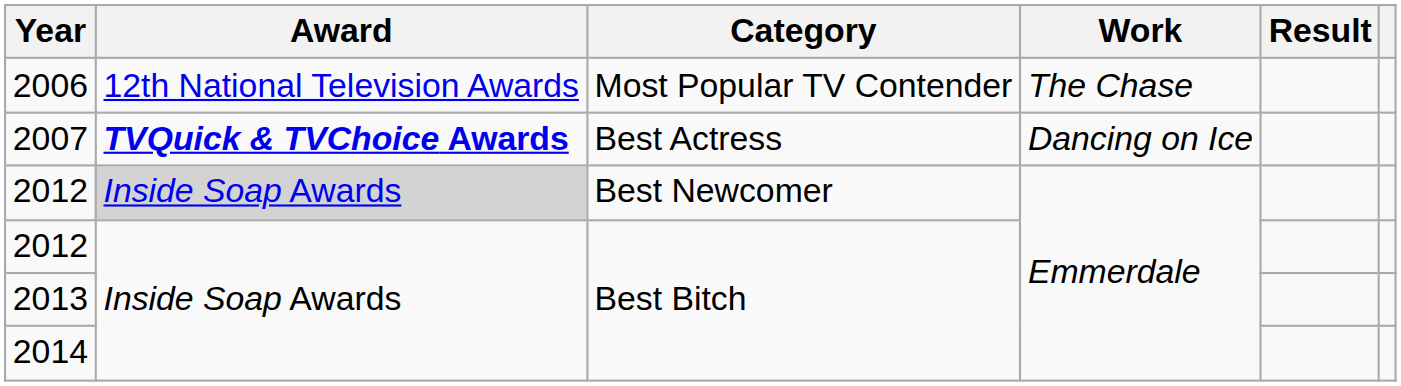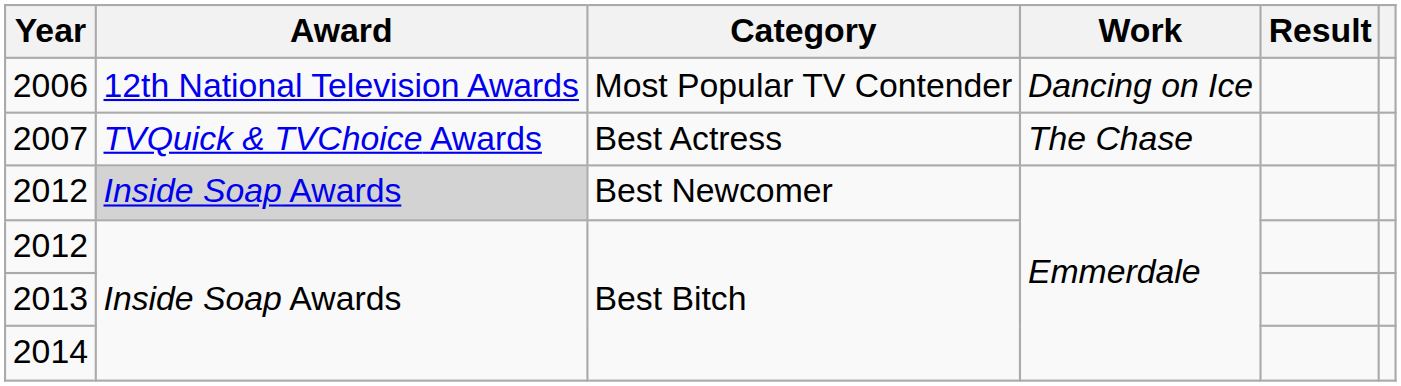(1110, 84) The Chase -> (1141, 84) Dancing on Ice
(336, 138) bold -> (323, 138) normal
(1141, 138) Dancing on Ice -> (1110, 138) The Chase
